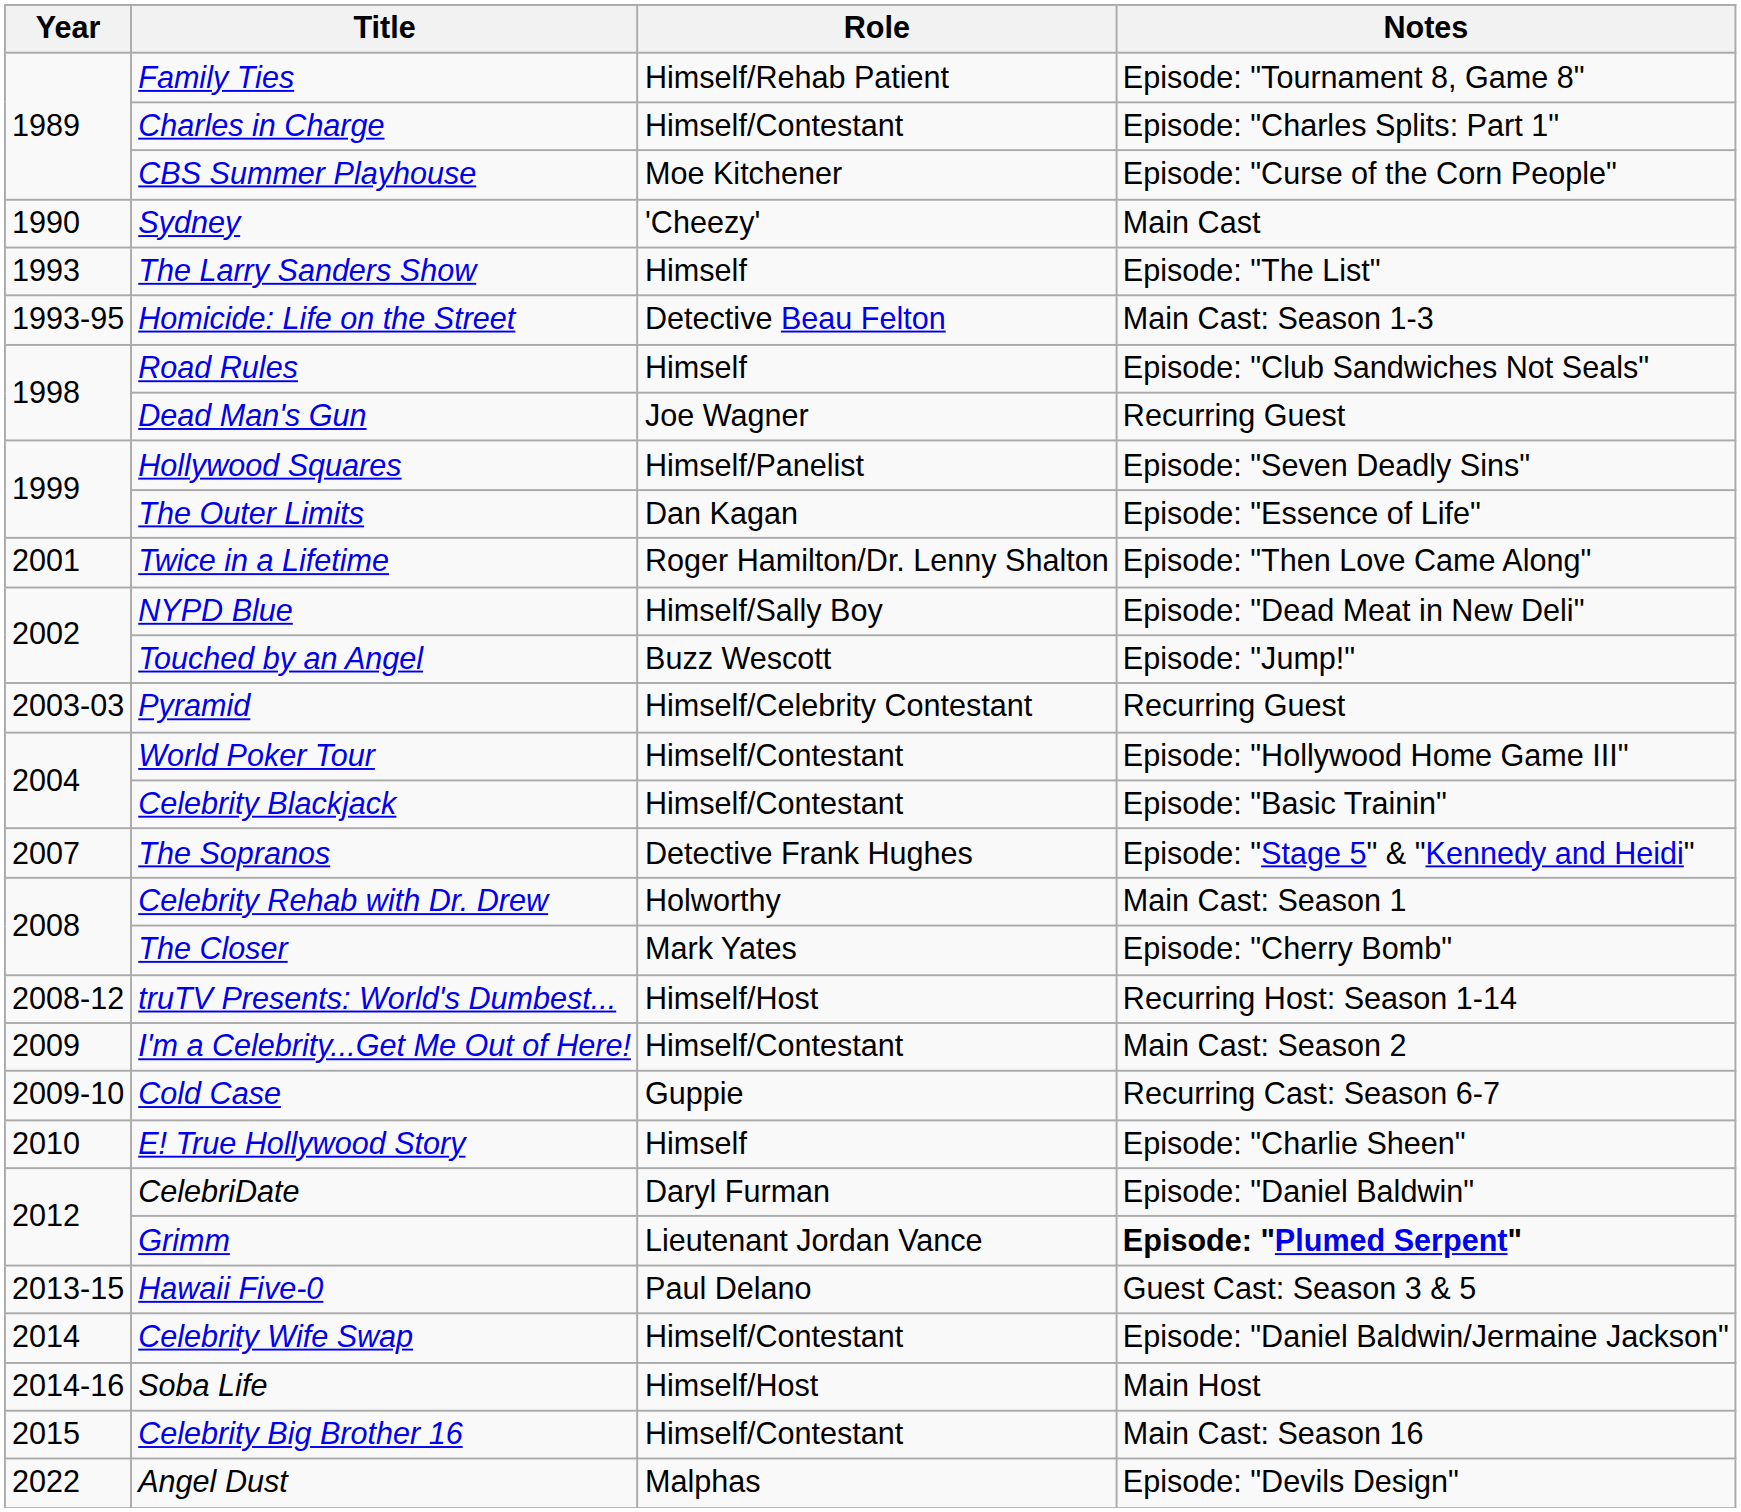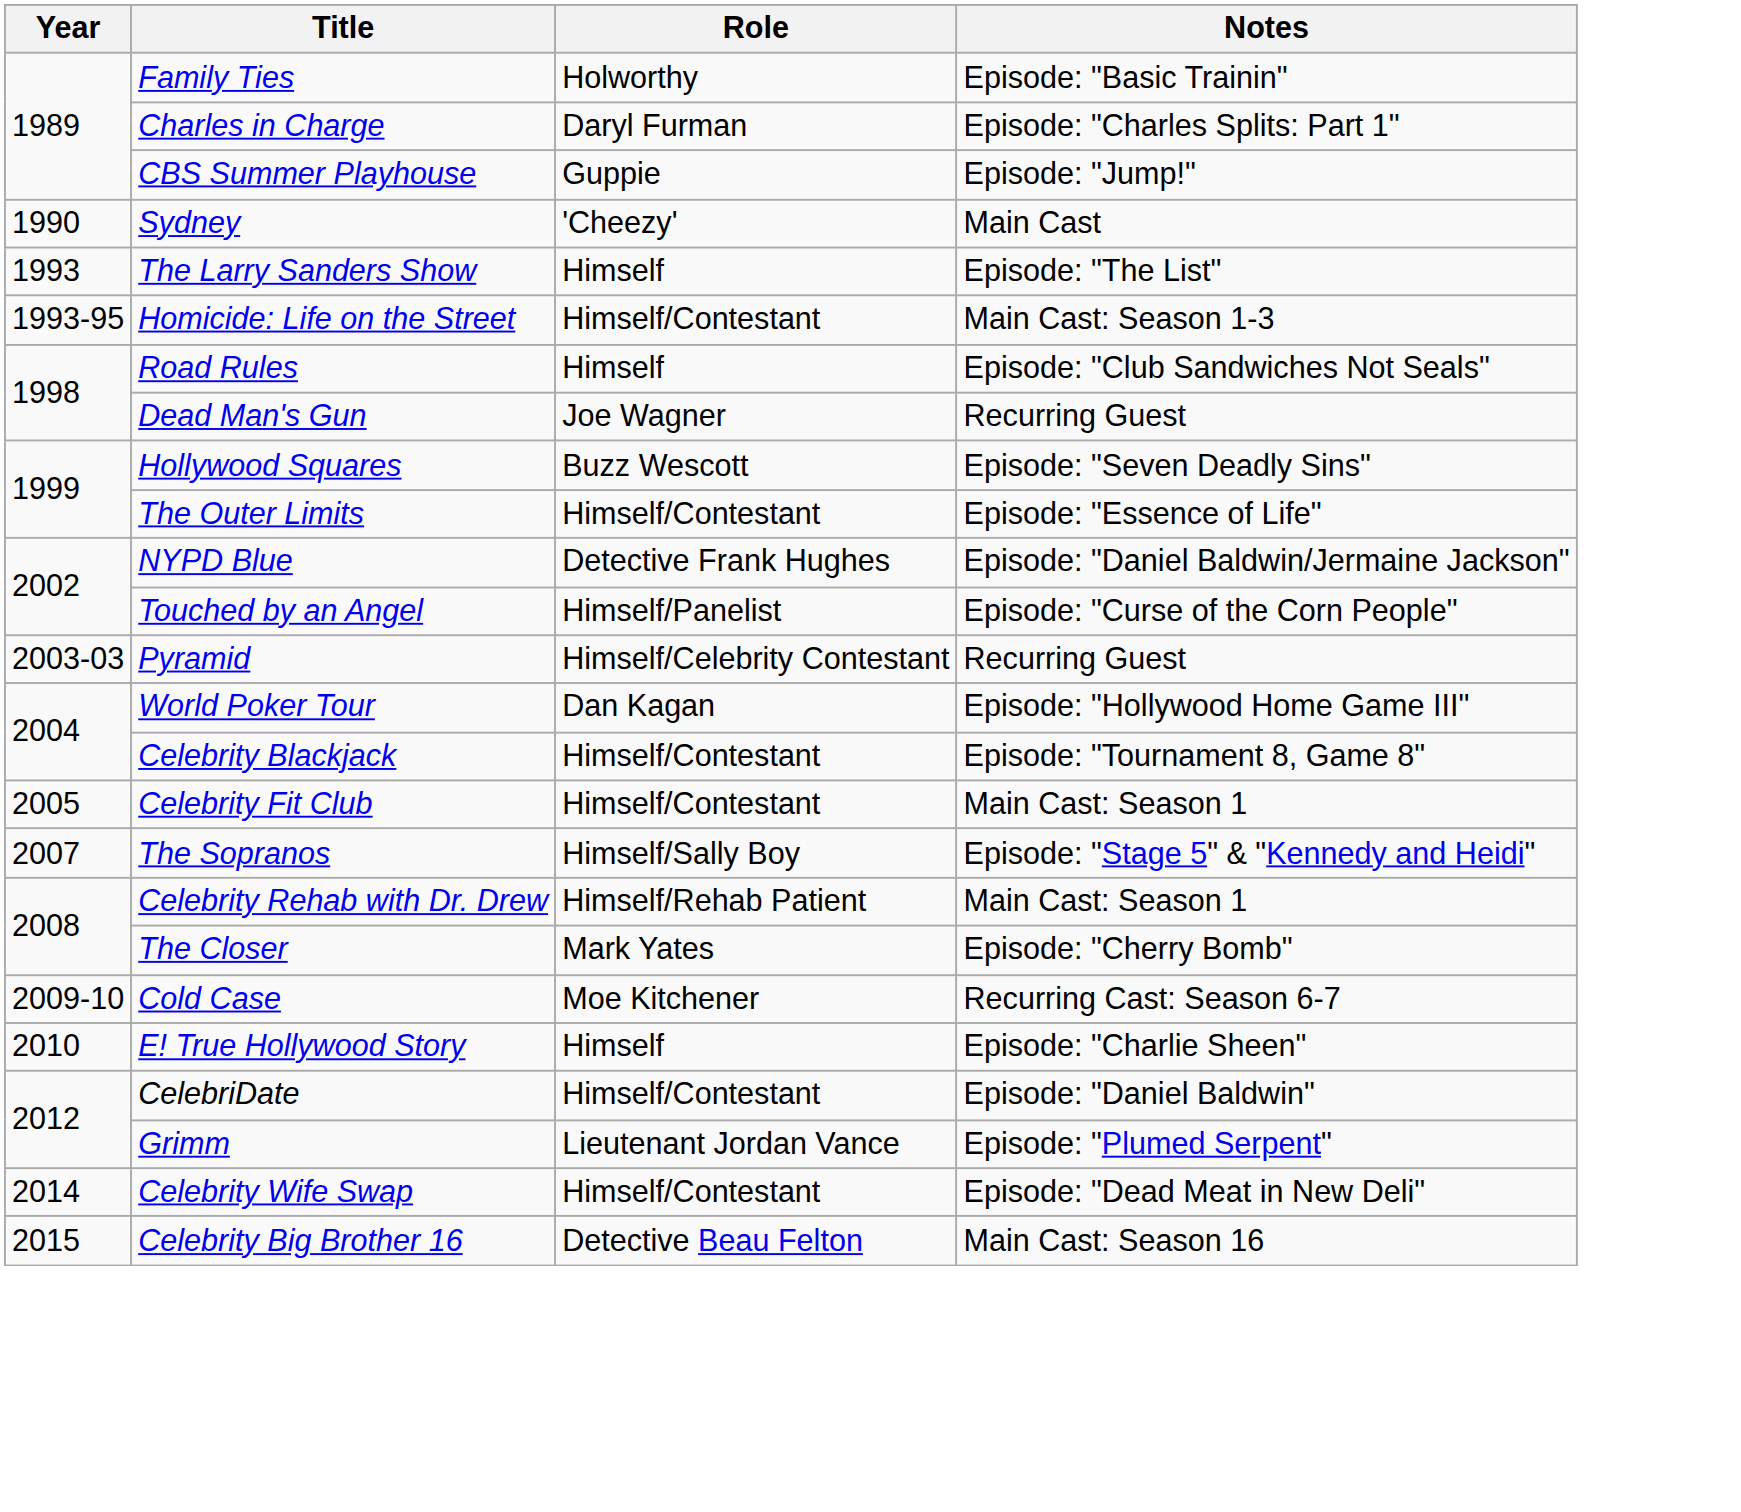(797, 77) Himself/Rehab Patient -> (630, 77) Holworthy
(1354, 77) Episode: "Tournament 8, Game 8" -> (1126, 77) Episode: "Basic Trainin"
(774, 125) Himself/Contestant -> (655, 125) Daryl Furman
(744, 174) Moe Kitchener -> (611, 174) Guppie
(1370, 174) Episode: "Curse of the Corn People" -> (1080, 174) Episode: "Jump!"
(795, 319) Detective Beau Felton -> (691, 319) Himself/Contestant
(755, 464) Himself/Panelist -> (655, 464) Buzz Wescott
(721, 513) Dan Kagan -> (691, 513) Himself/Contestant
- row: (264, 561)
(764, 610) Himself/Sally Boy -> (726, 561) Detective Frank Hughes
(1354, 610) Episode: "Dead Meat in New Deli" -> (1267, 561) Episode: "Daniel Baldwin/Jermaine Jackson"
(738, 658) Buzz Wescott -> (672, 610) Himself/Panelist
(1239, 658) Episode: "Jump!" -> (1211, 610) Episode: "Curse of the Corn People"
(774, 755) Himself/Contestant -> (639, 707) Dan Kagan
(1285, 804) Episode: "Basic Trainin" -> (1194, 755) Episode: "Tournament 8, Game 8"
+ row: (255, 804)
(809, 852) Detective Frank Hughes -> (681, 852) Himself/Sally Boy
(713, 901) Holworthy -> (714, 901) Himself/Rehab Patient
- row: (377, 998)
- row: (385, 1046)
(694, 1094) Guppie -> (661, 998) Moe Kitchener
(738, 1191) Daryl Furman -> (691, 1094) Himself/Contestant
(1322, 1240) bold -> (1148, 1143) normal
- row: (231, 1288)
(1426, 1337) Episode: "Daniel Baldwin/Jermaine Jackson" -> (1194, 1191) Episode: "Dead Meat in New Deli"
- row: (203, 1385)
(774, 1434) Himself/Contestant -> (713, 1240) Detective Beau Felton
- row: (213, 1482)
